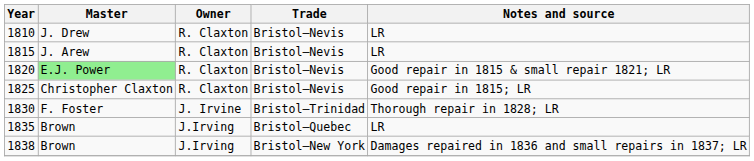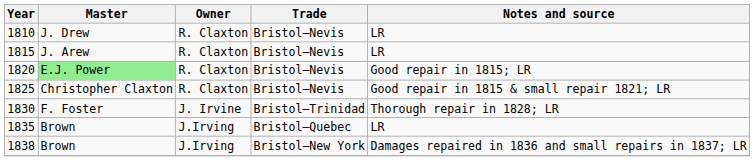(520, 70) Good repair in 1815 & small repair 1821; LR -> (451, 70) Good repair in 1815; LR
(451, 89) Good repair in 1815; LR -> (520, 89) Good repair in 1815 & small repair 1821; LR
